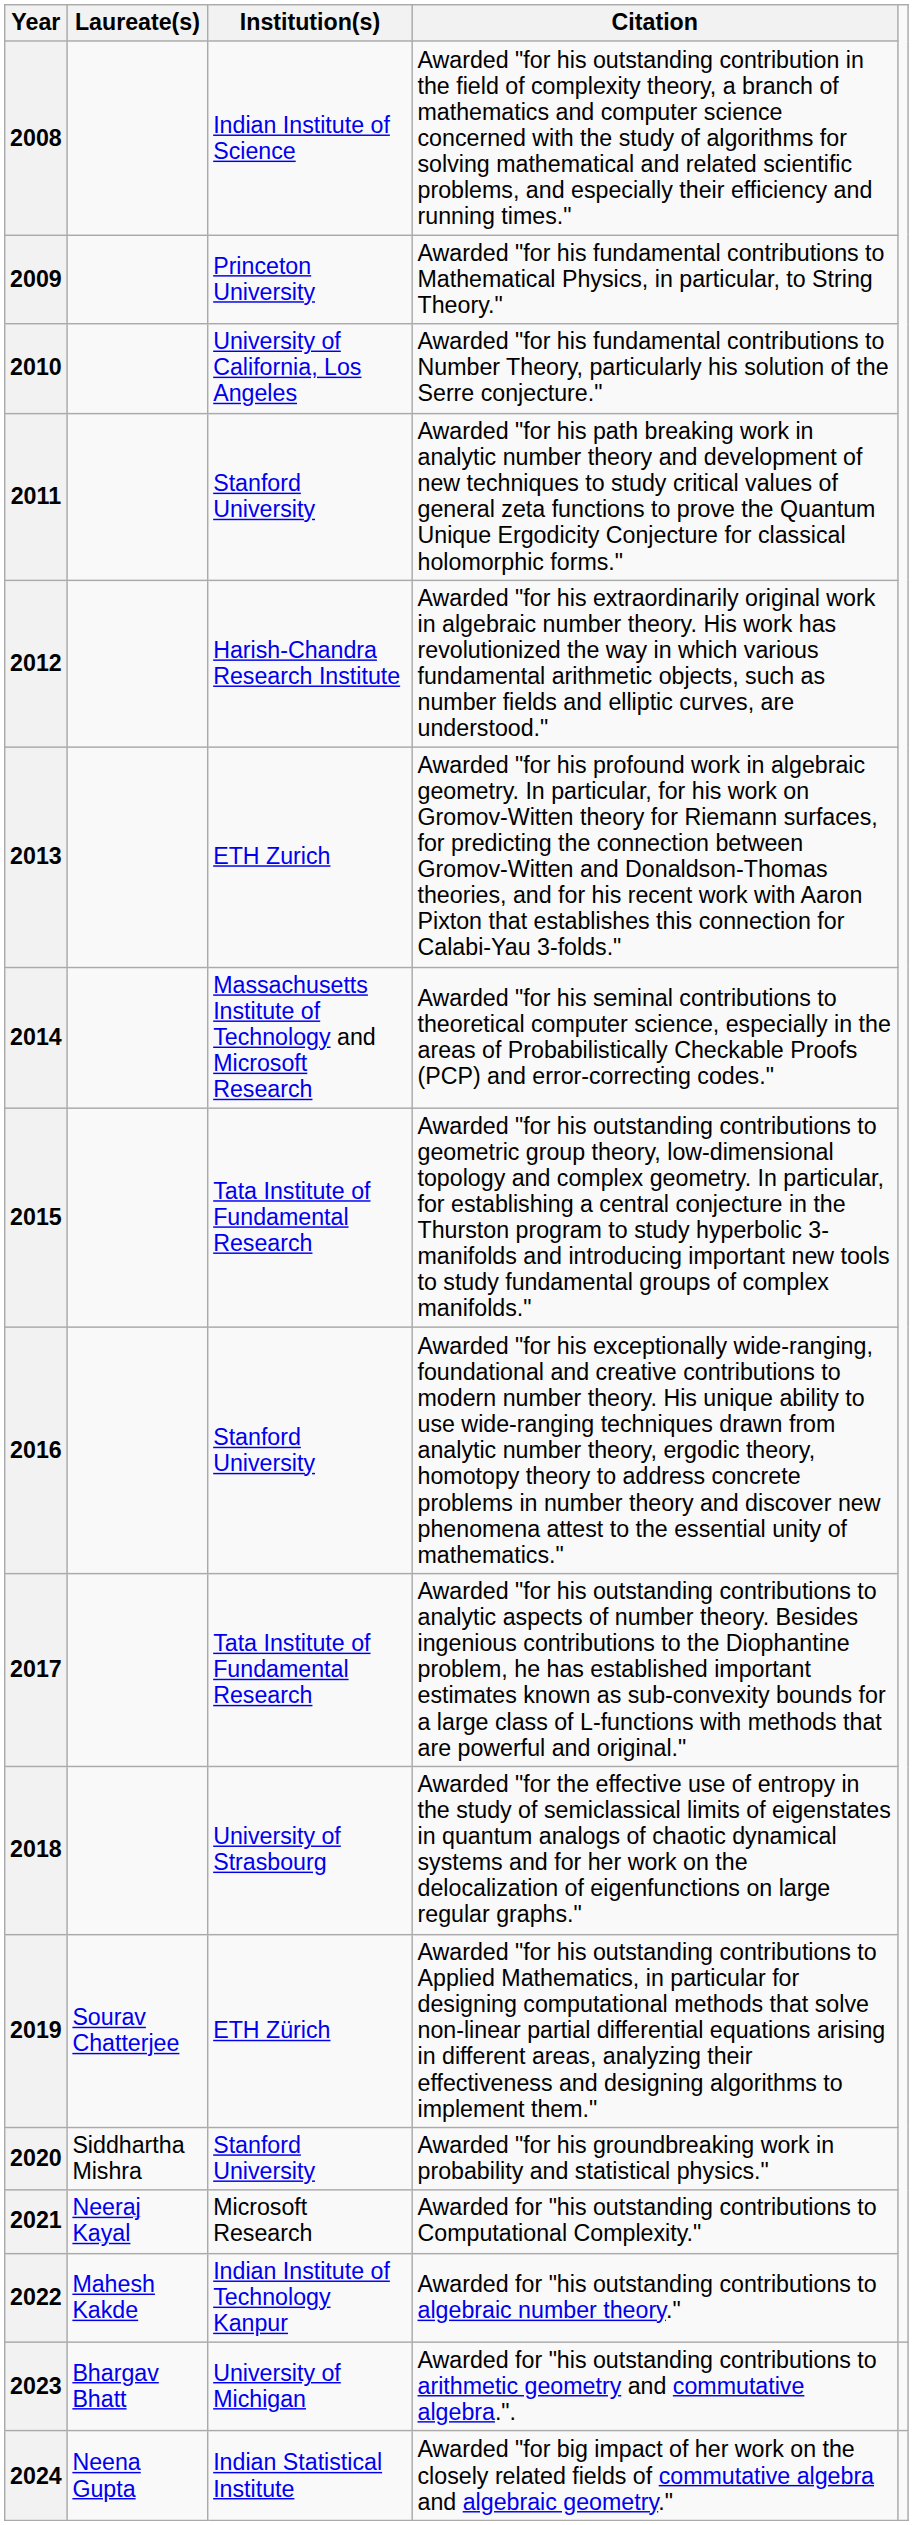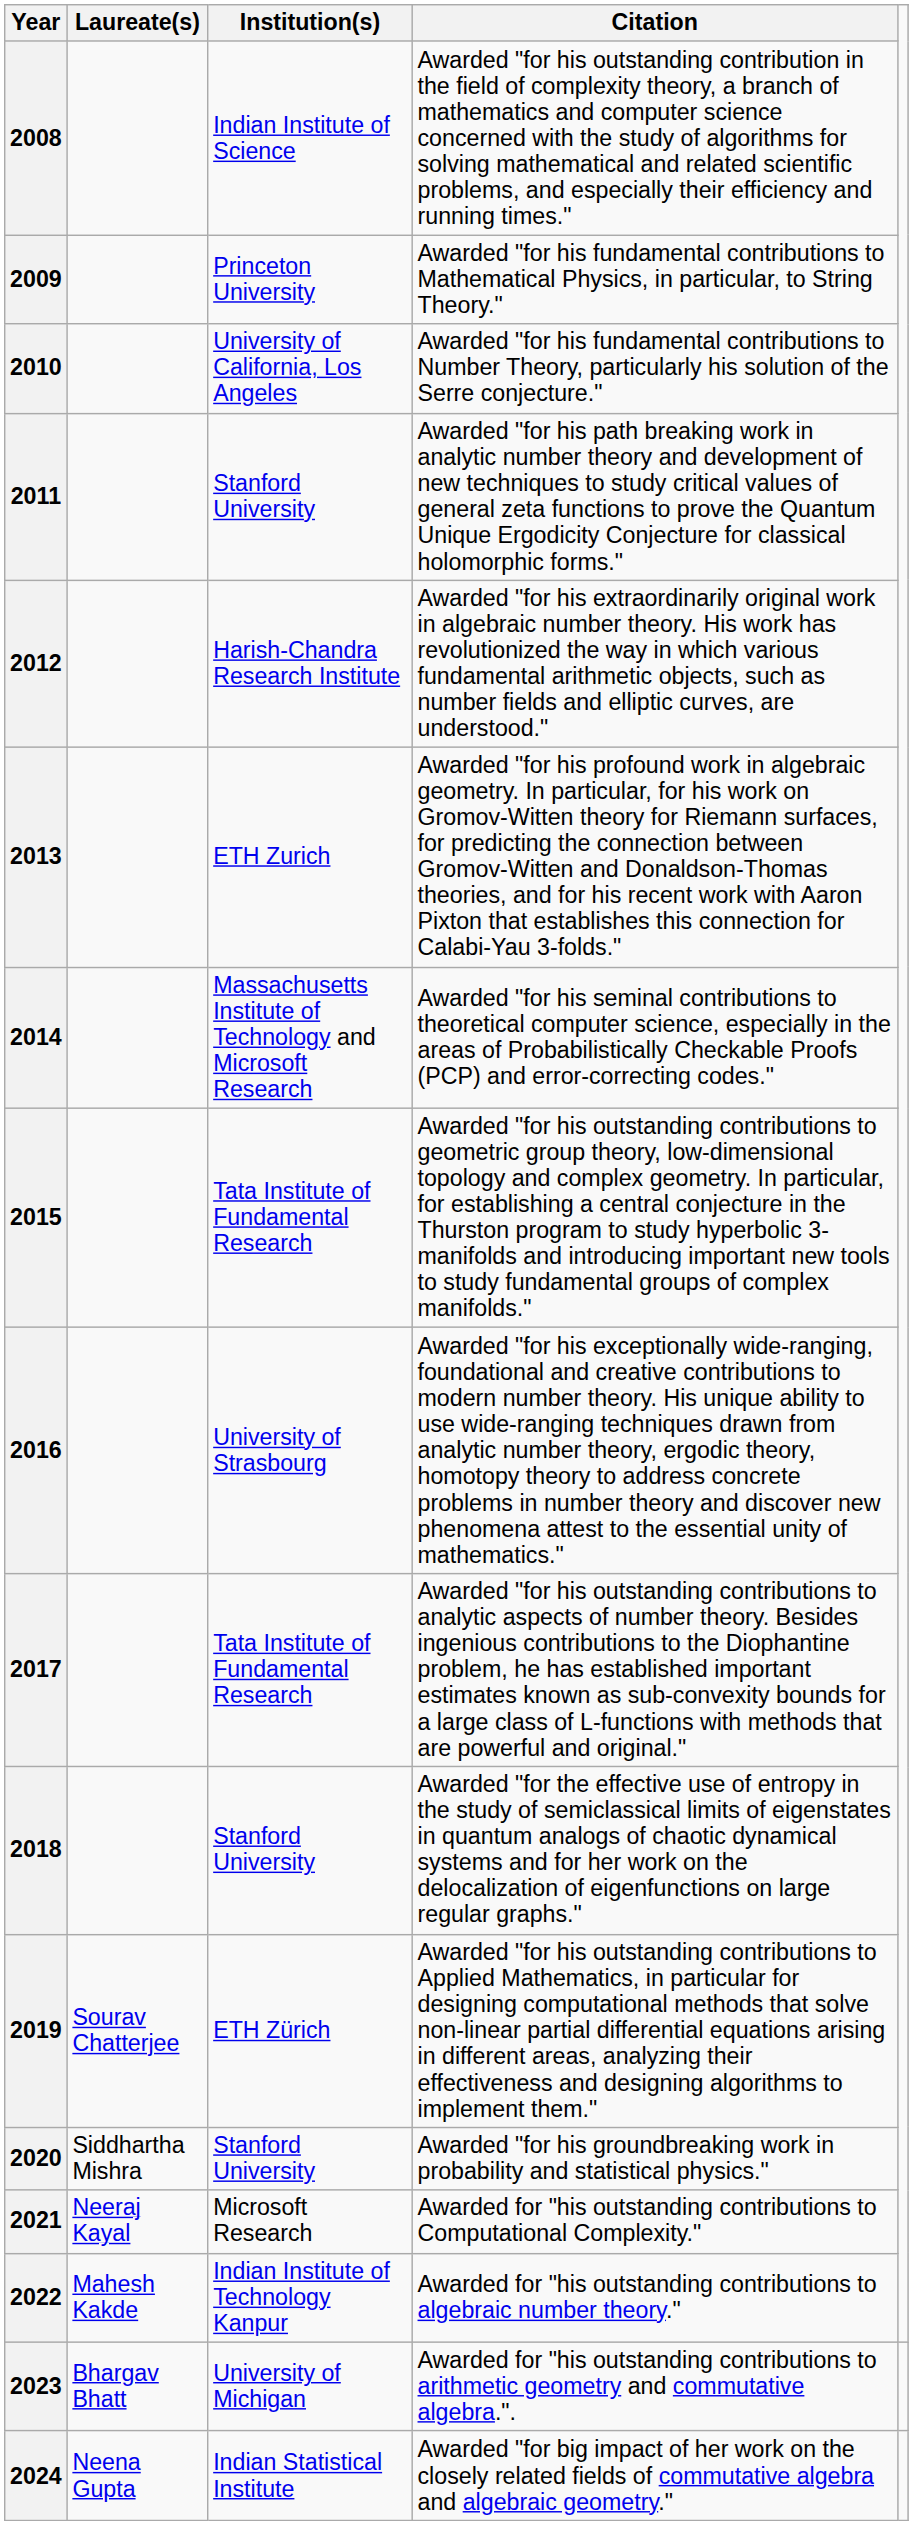(264, 1450) Stanford University -> (277, 1450) University of Strasbourg
(277, 1850) University of Strasbourg -> (264, 1850) Stanford University
